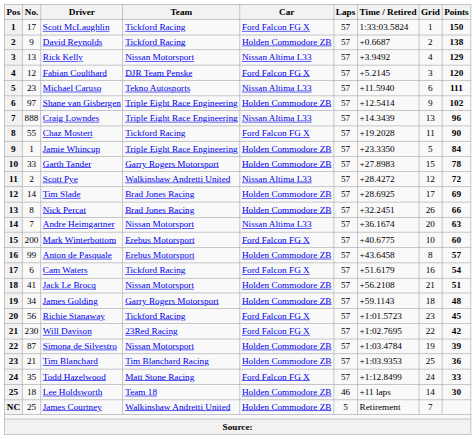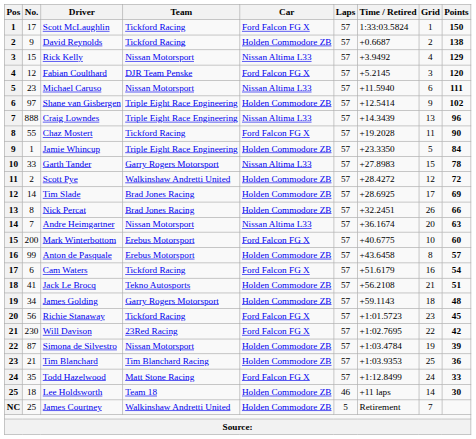(32, 58) 13 -> (32, 58) 15
(158, 88) Tekno Autosports -> (160, 88) Nissan Motorsport
(287, 164) Holden Commodore ZB -> (277, 164) Nissan Altima L33
(277, 179) Nissan Altima L33 -> (287, 179) Holden Commodore ZB
(160, 286) Nissan Motorsport -> (158, 286) Tekno Autosports
